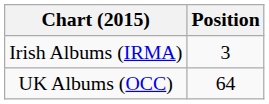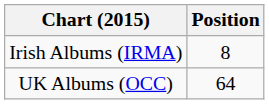(226, 51) 3 -> (226, 51) 8
